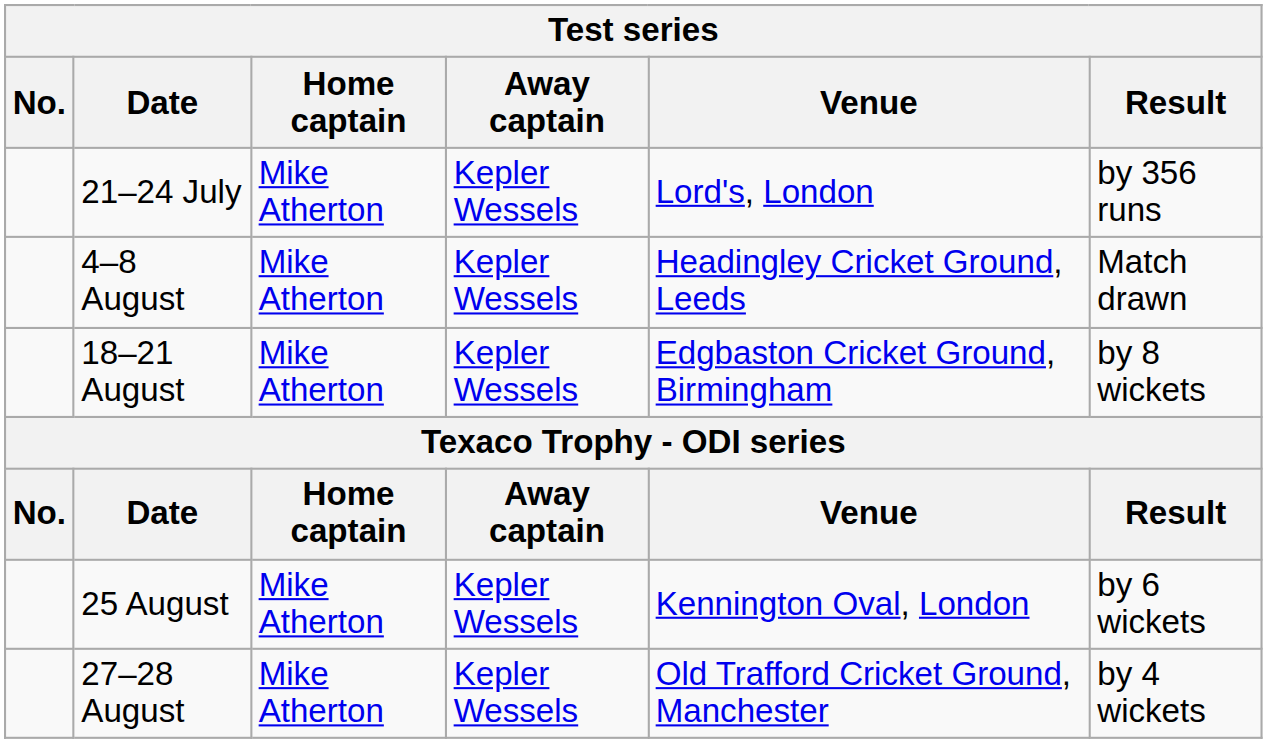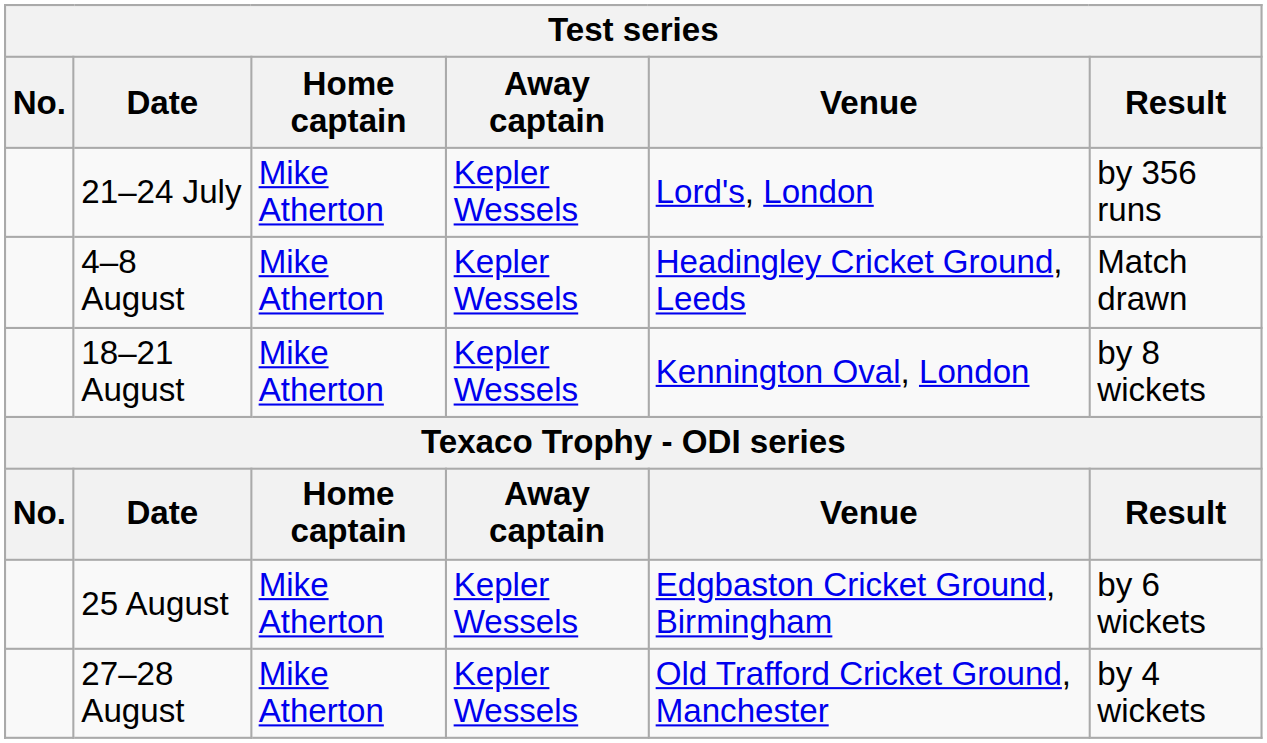(855, 371) Edgbaston Cricket Ground, Birmingham -> (843, 371) Kennington Oval, London
(843, 603) Kennington Oval, London -> (855, 603) Edgbaston Cricket Ground, Birmingham
